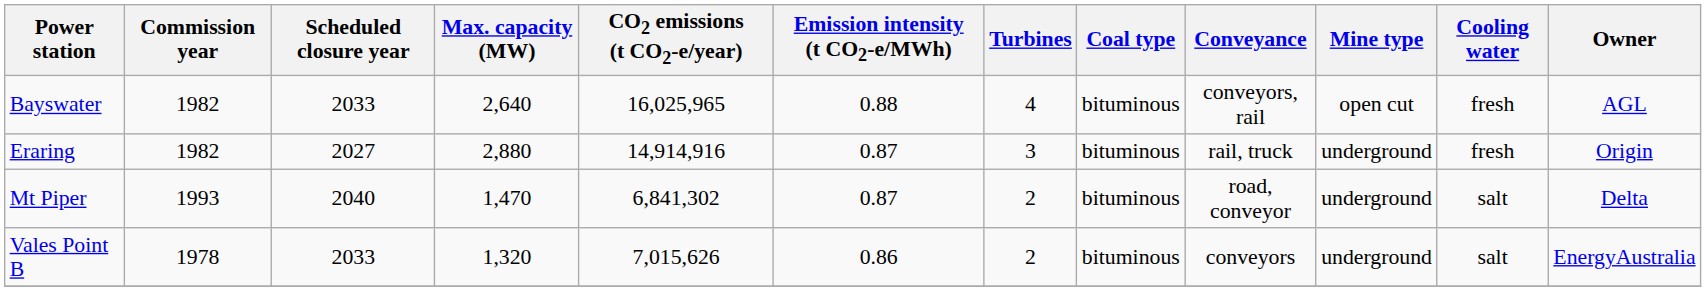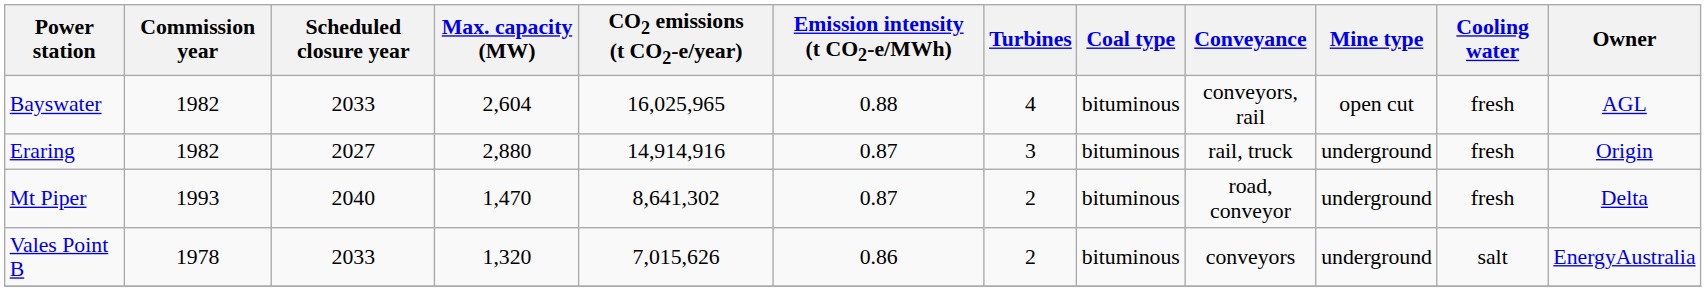(507, 104) 2,640 -> (507, 104) 2,604
(676, 197) 6,841,302 -> (676, 197) 8,641,302
(1493, 197) salt -> (1493, 197) fresh
